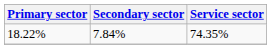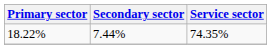(109, 34) 7.84% -> (109, 34) 7.44%
